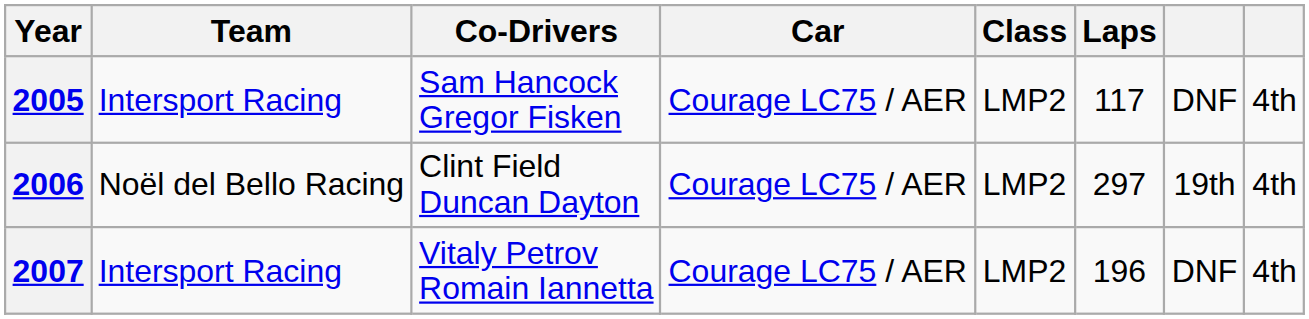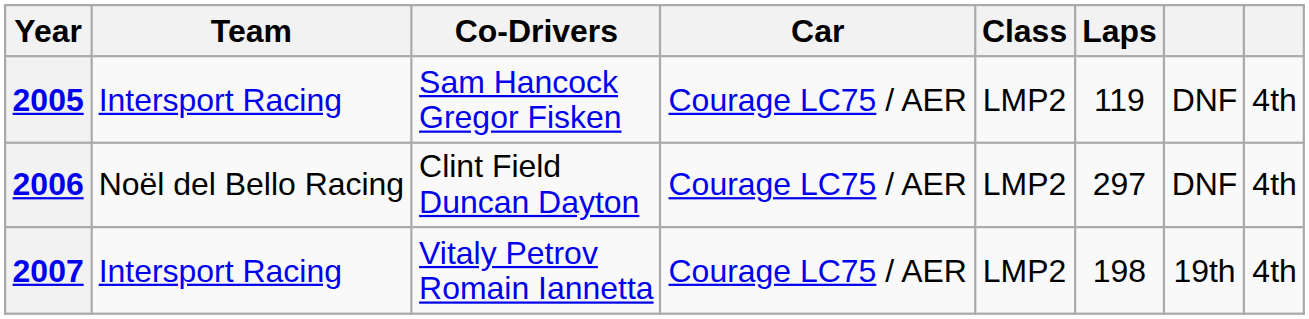(1119, 99) 117 -> (1119, 99) 119
(1205, 185) 19th -> (1205, 185) DNF
(1119, 271) 196 -> (1119, 271) 198
(1205, 271) DNF -> (1205, 271) 19th
